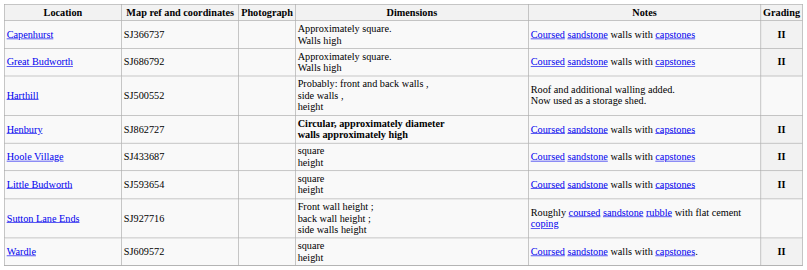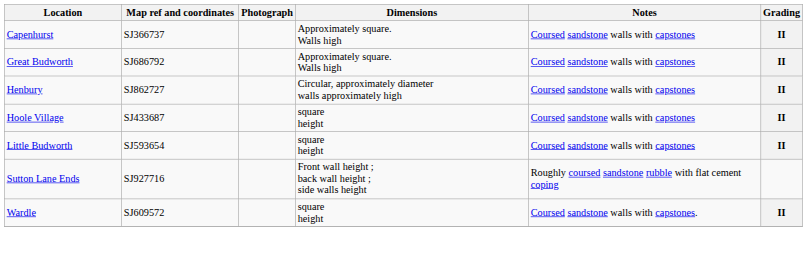- row: (23, 95)
(371, 129) bold -> (366, 90) normal
